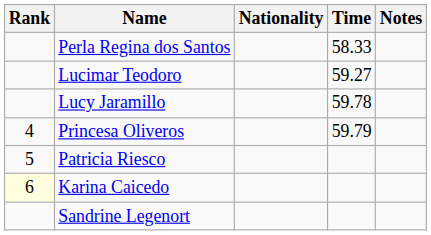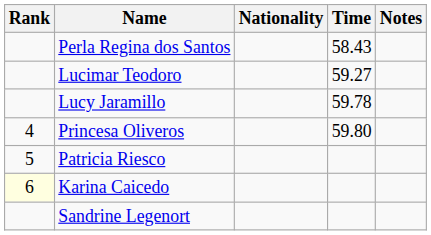(352, 46) 58.33 -> (352, 46) 58.43
(352, 131) 59.79 -> (352, 131) 59.80
